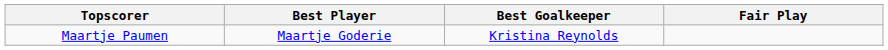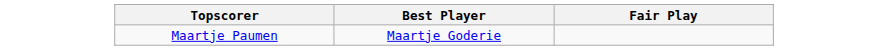- column: (554, 15)
